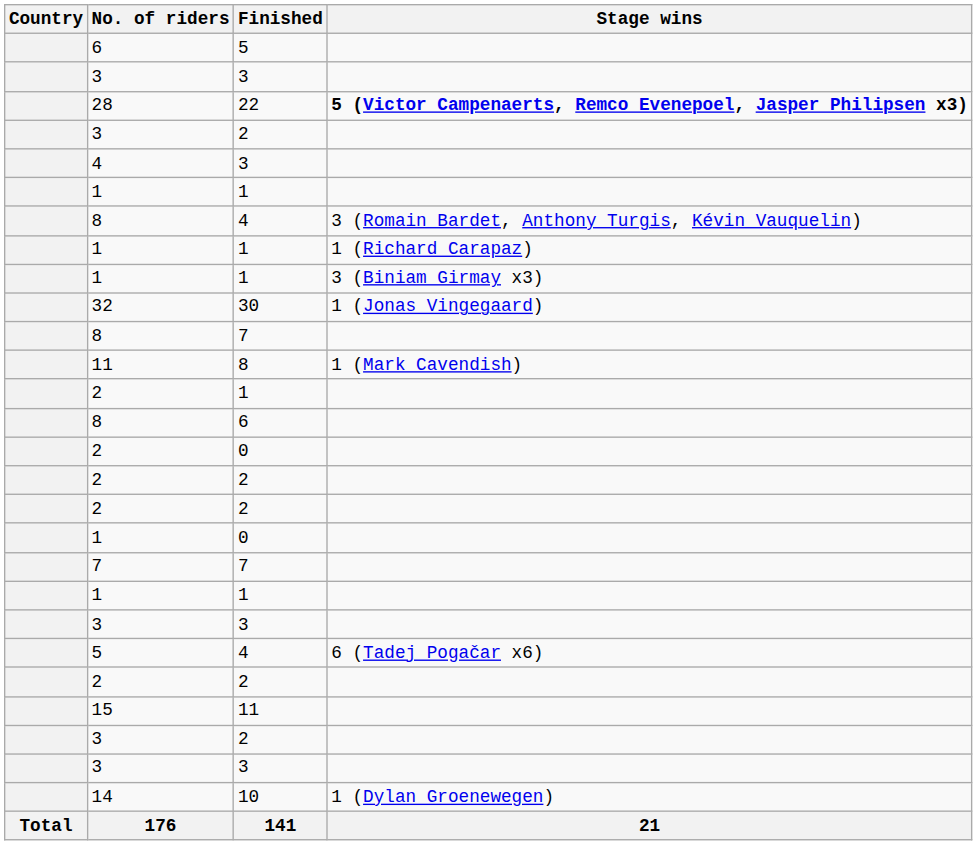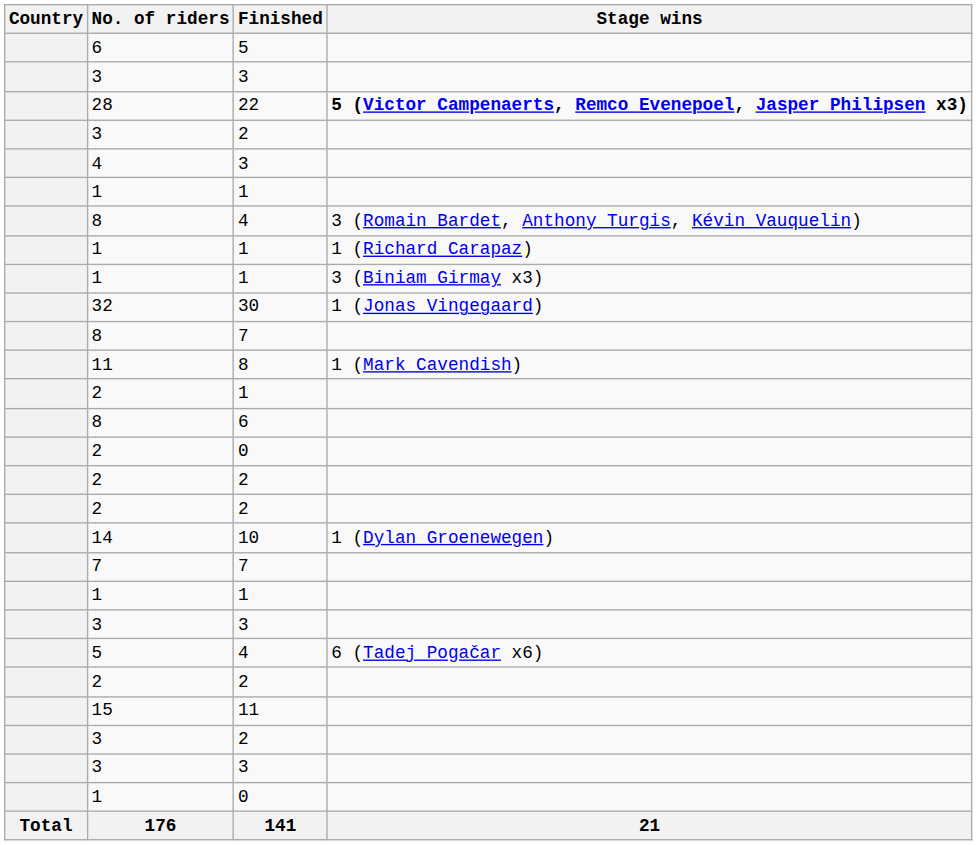rows swapped: (102, 797) <-> (97, 538)
